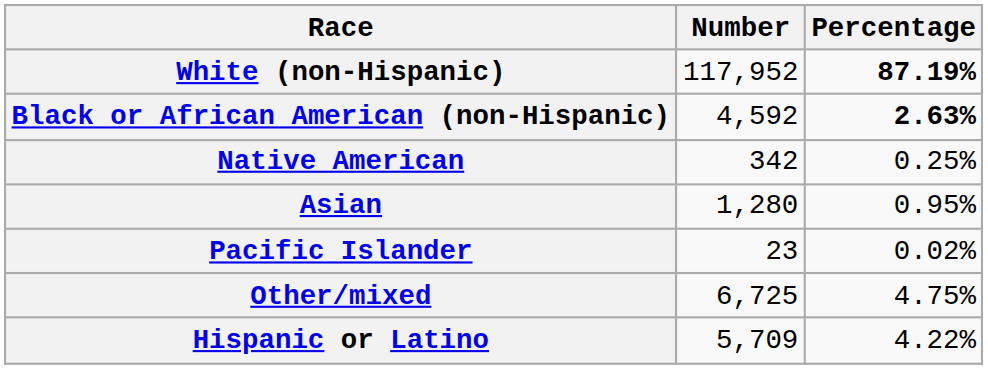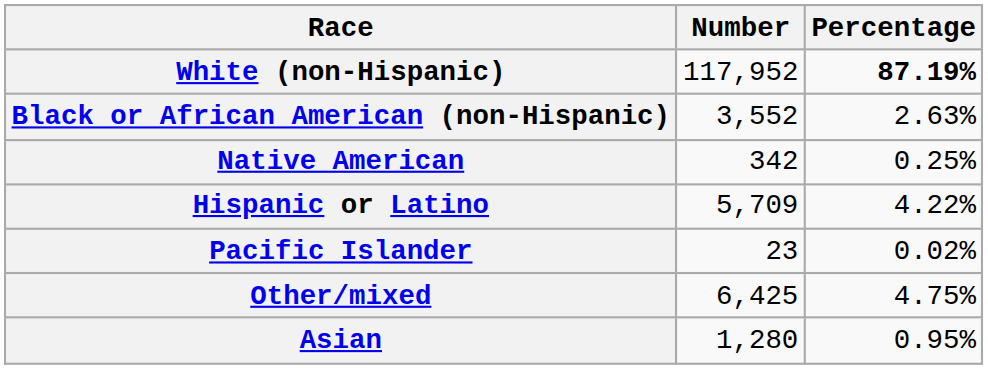(757, 117) 4,592 -> (757, 117) 3,552
(935, 117) bold -> (935, 117) normal
rows swapped: (341, 206) <-> (341, 340)
(757, 296) 6,725 -> (757, 296) 6,425
